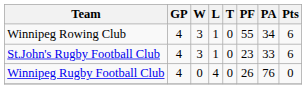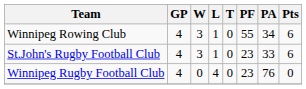(247, 73) 26 -> (247, 73) 23
